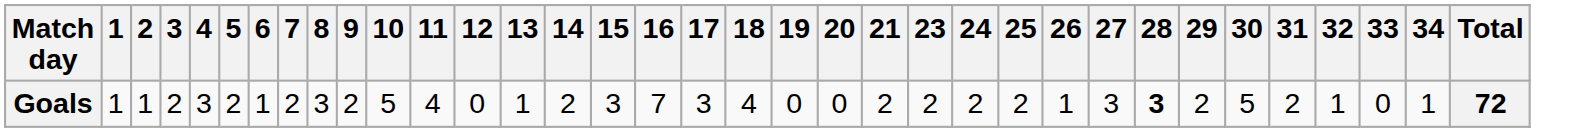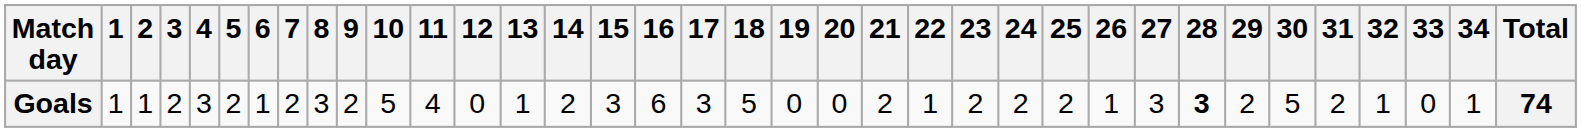+ column: (930, 27)
(658, 104) 7 -> (658, 104) 6
(749, 104) 4 -> (749, 104) 5
(1491, 104) 72 -> (1536, 104) 74
